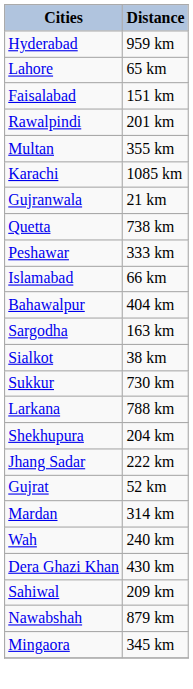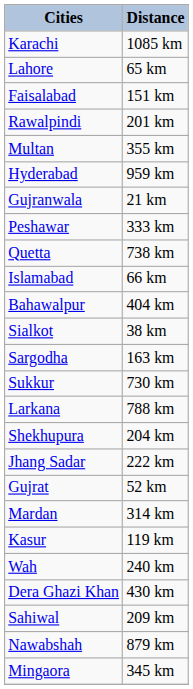rows swapped: (33, 174) <-> (43, 44)
rows swapped: (39, 253) <-> (29, 226)
rows swapped: (38, 331) <-> (31, 357)
+ row: (27, 540)
